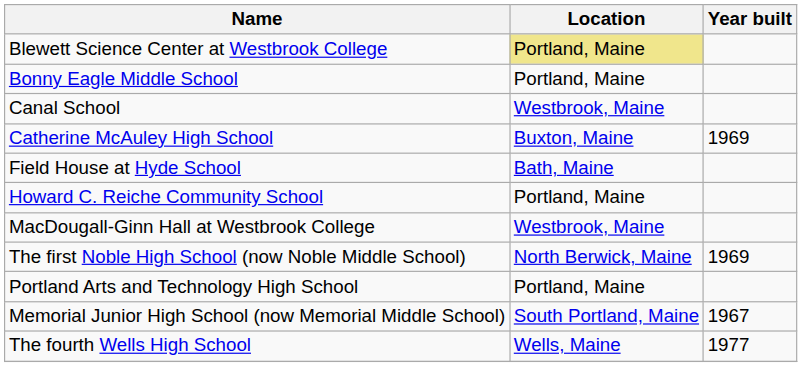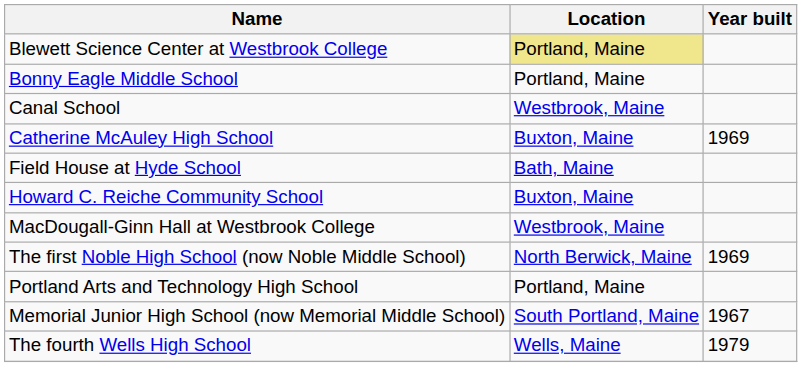(579, 197) Portland, Maine -> (574, 197) Buxton, Maine
(729, 345) 1977 -> (729, 345) 1979
